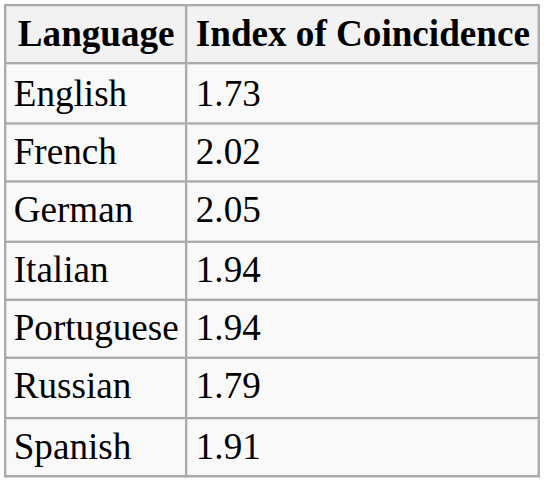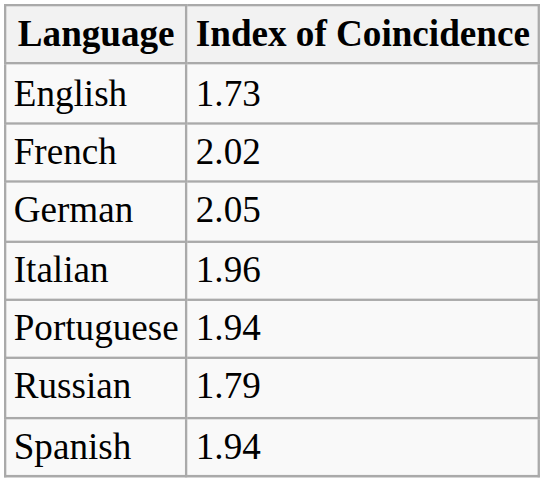(228, 269) 1.94 -> (228, 269) 1.96
(228, 446) 1.91 -> (228, 446) 1.94
